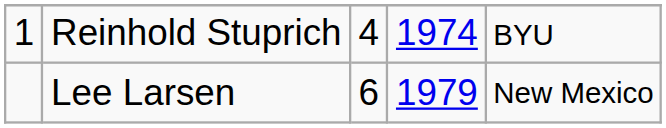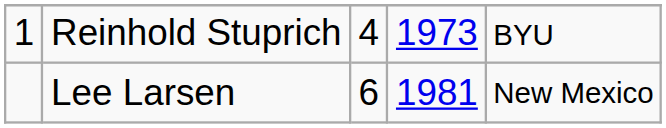(437, 33) 1974 -> (437, 33) 1973
(437, 92) 1979 -> (437, 92) 1981
